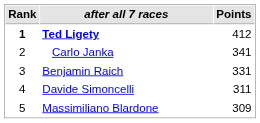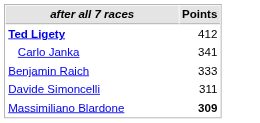- column: (22, 14)
(242, 71) 331 -> (208, 71) 333
(242, 108) normal -> (208, 108) bold
